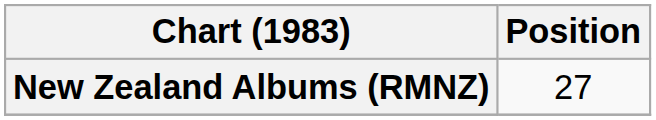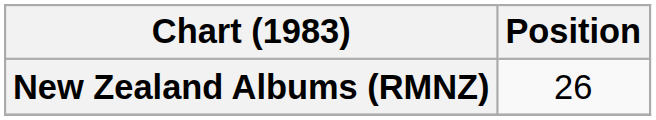(573, 86) 27 -> (573, 86) 26
